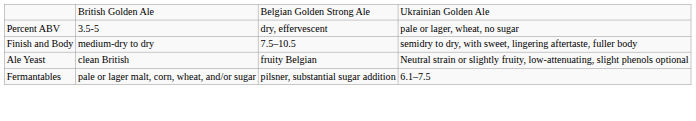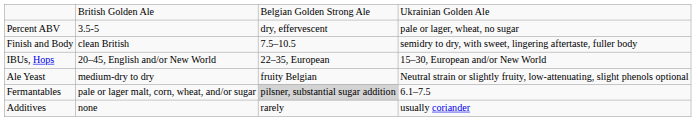(116, 44) medium-dry to dry -> (104, 44) clean British
+ row: (30, 60)
(104, 60) clean British -> (116, 76) medium-dry to dry
(328, 76) no background -> (328, 92) lightgrey background
+ row: (26, 108)
